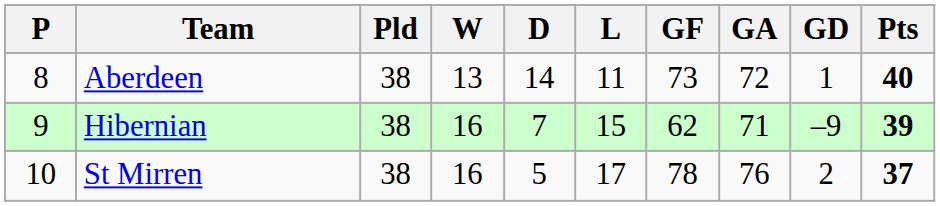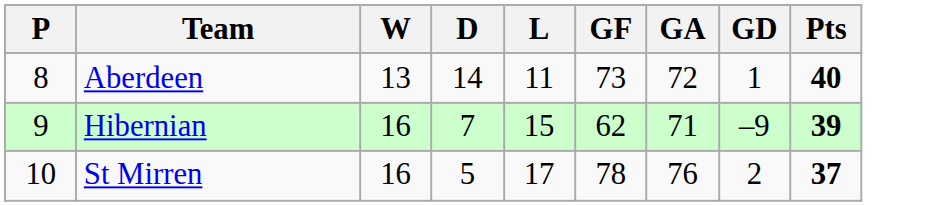- column: (396, 28)
